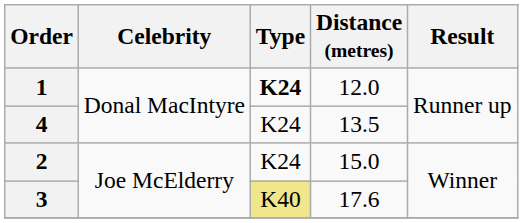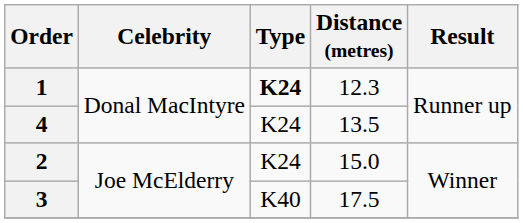(359, 86) 12.0 -> (359, 86) 12.3
(280, 198) khaki background -> (280, 198) no background
(359, 198) 17.6 -> (359, 198) 17.5
